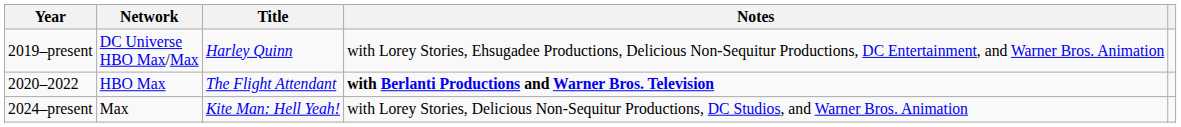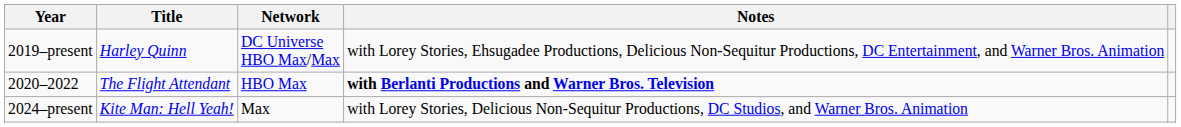columns swapped: (273, 16) <-> (149, 16)
